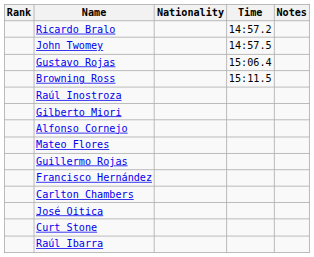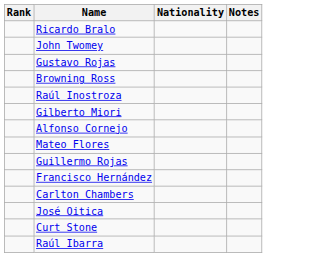- column: (250, 13)
